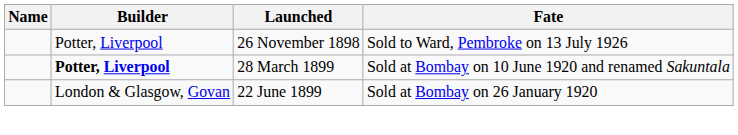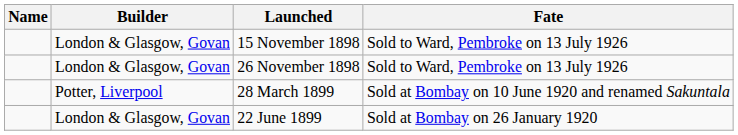+ row: (298, 42)
(109, 42) Potter, Liverpool -> (143, 67) London & Glasgow, Govan
(112, 67) bold -> (109, 92) normal
